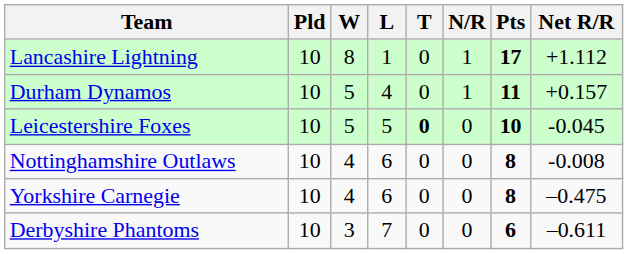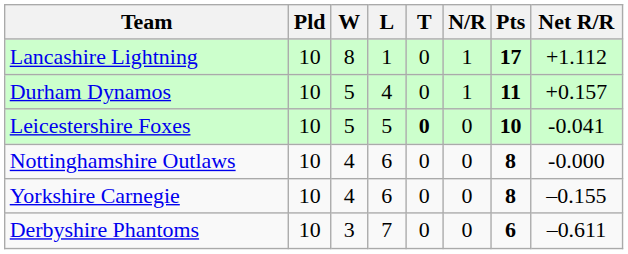(576, 126) -0.045 -> (576, 126) -0.041
(576, 160) -0.008 -> (576, 160) -0.000
(576, 195) –0.475 -> (576, 195) –0.155
